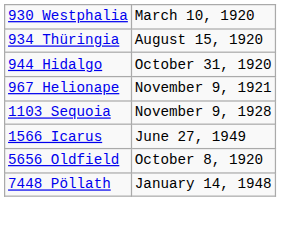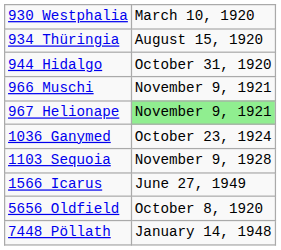+ row: (51, 88)
(203, 88) no background -> (203, 112) lightgreen background
+ row: (59, 136)
